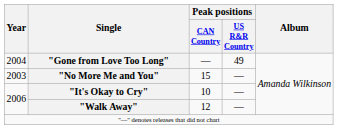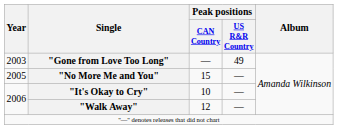(16, 60) 2004 -> (16, 60) 2003
(16, 76) 2003 -> (16, 76) 2005
